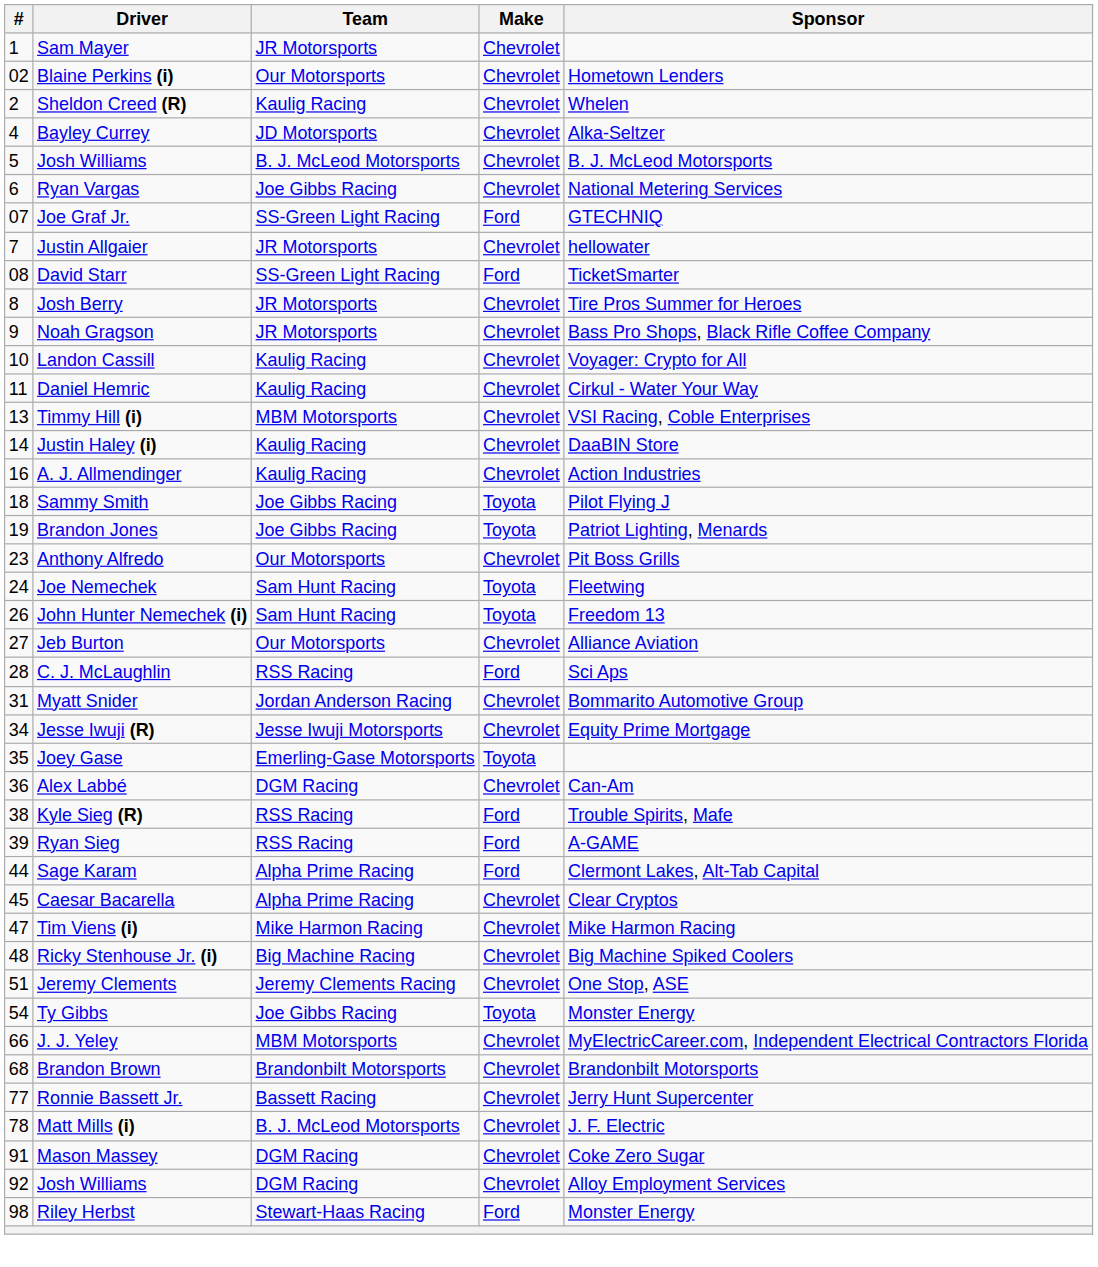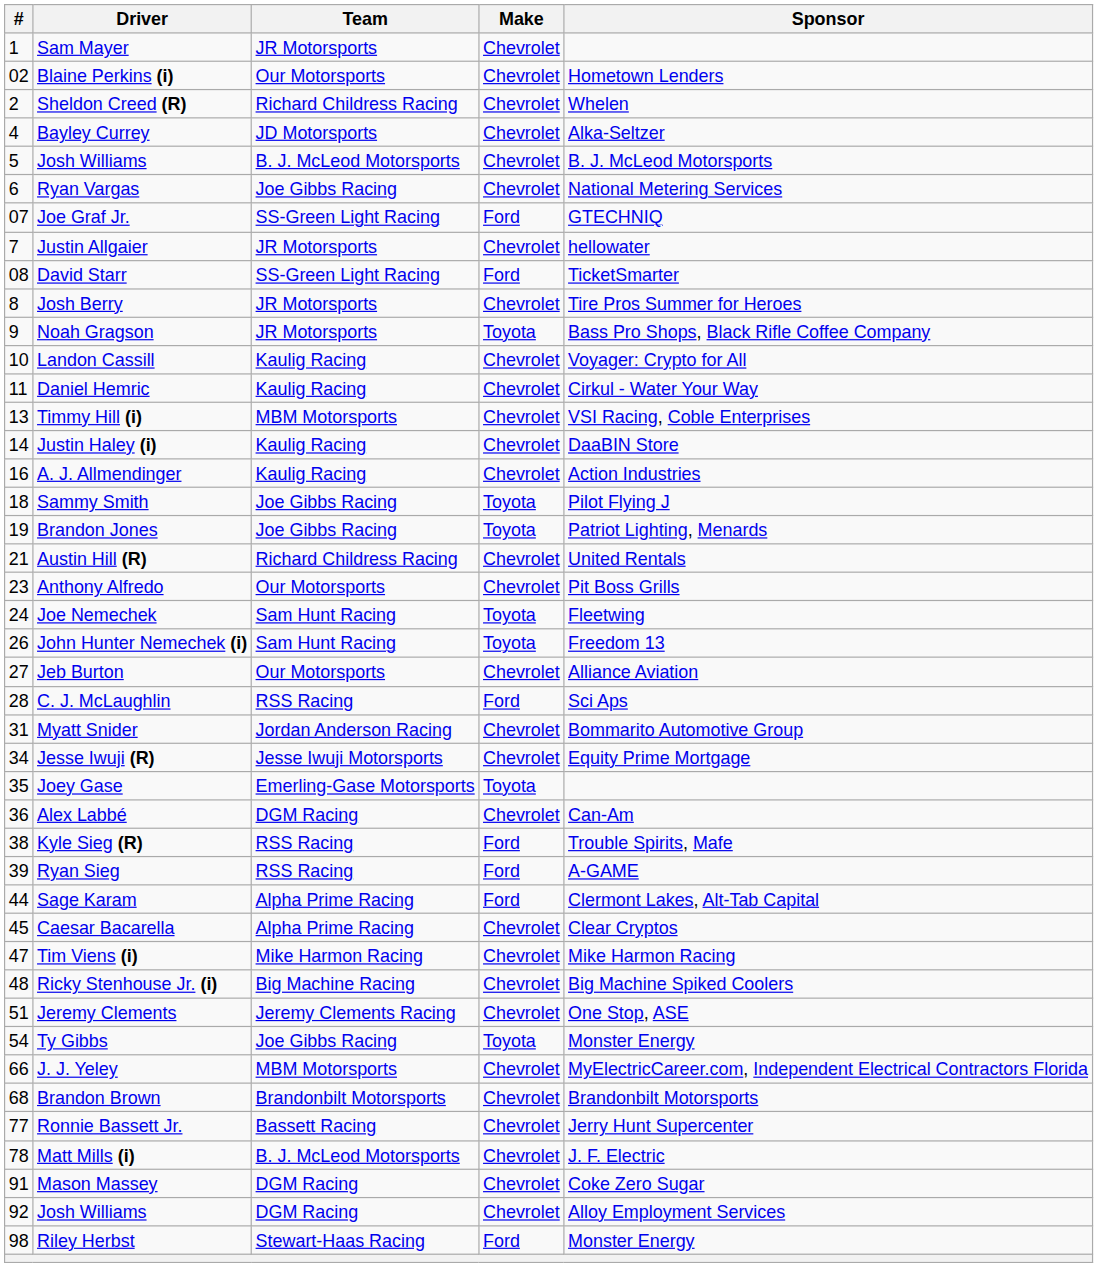(311, 104) Kaulig Racing -> (357, 104) Richard Childress Racing
(521, 331) Chevrolet -> (509, 331) Toyota
+ row: (19, 558)
